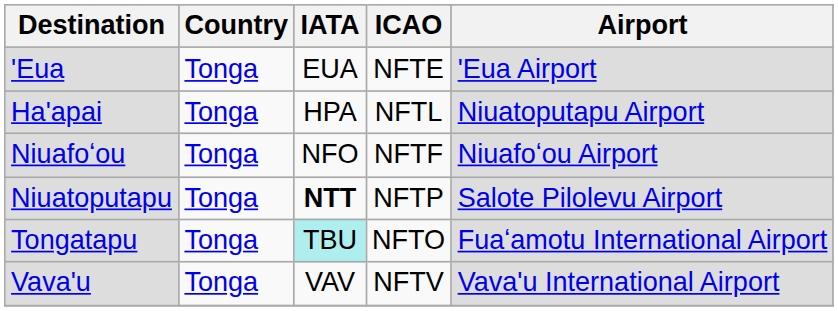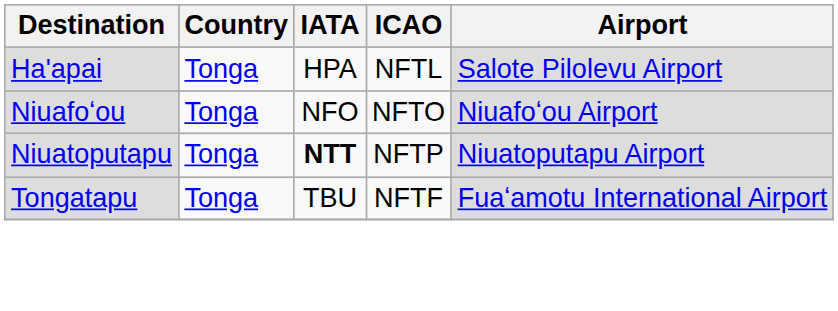- row: (38, 68)
(581, 111) Niuatoputapu Airport -> (590, 68) Salote Pilolevu Airport
(409, 154) NFTF -> (409, 111) NFTO
(590, 197) Salote Pilolevu Airport -> (581, 154) Niuatoputapu Airport
(330, 240) paleturquoise background -> (330, 197) no background
(409, 240) NFTO -> (409, 197) NFTF
- row: (51, 283)
